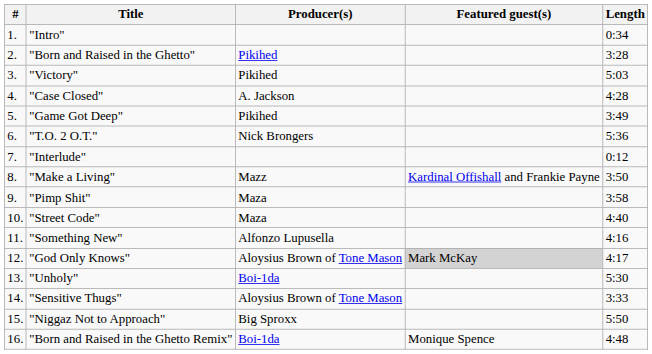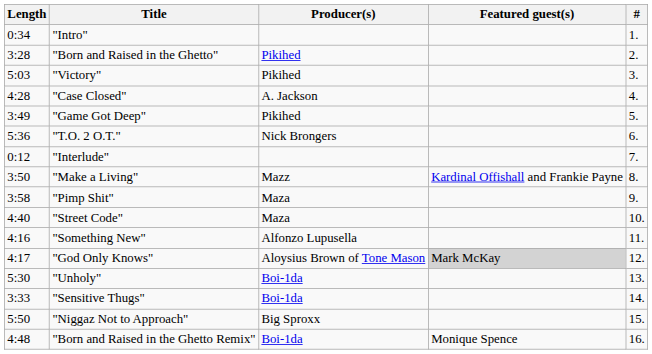columns swapped: (15, 14) <-> (625, 14)
(320, 298) Aloysius Brown of Tone Mason -> (282, 298) Boi-1da
